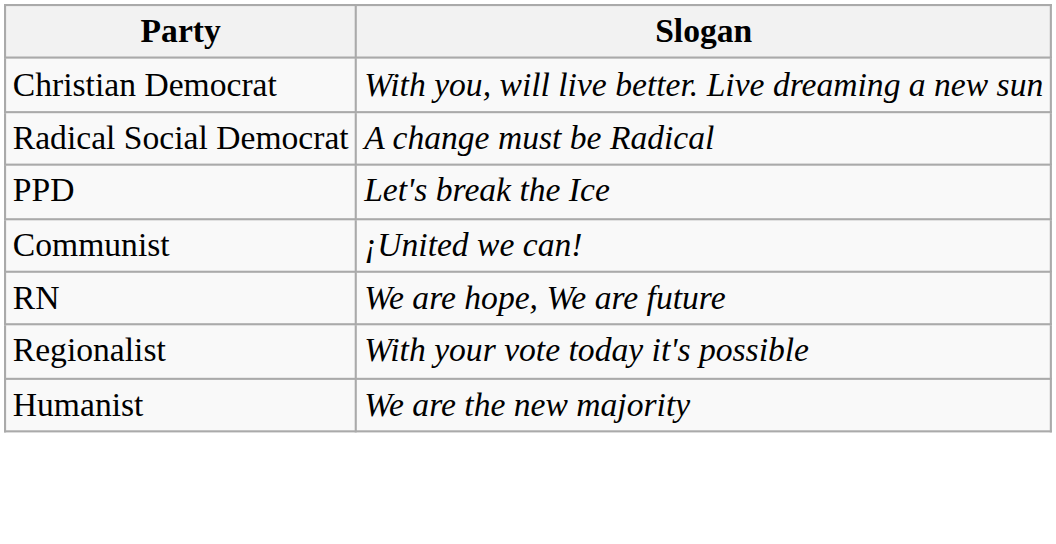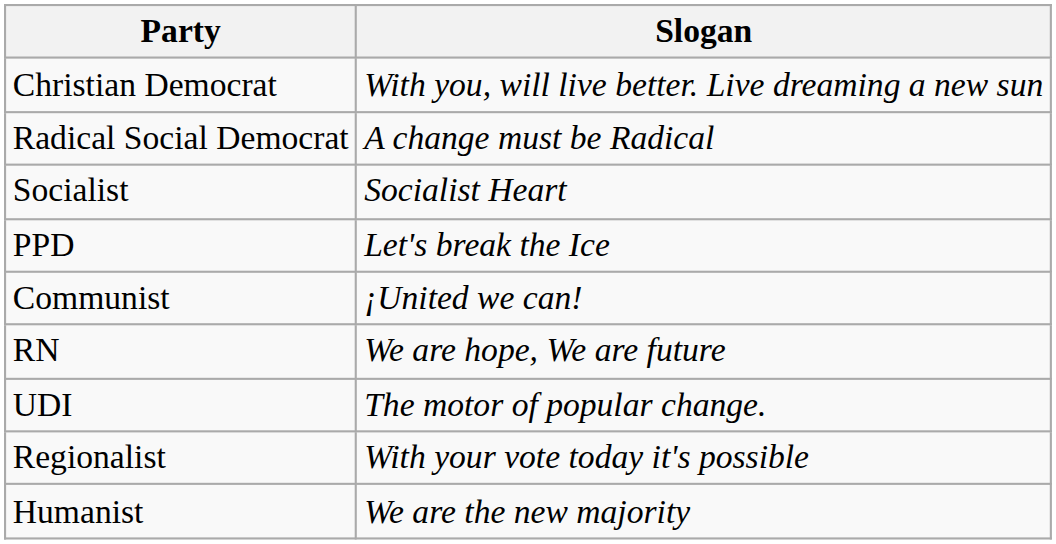+ row: (71, 191)
+ row: (43, 404)
